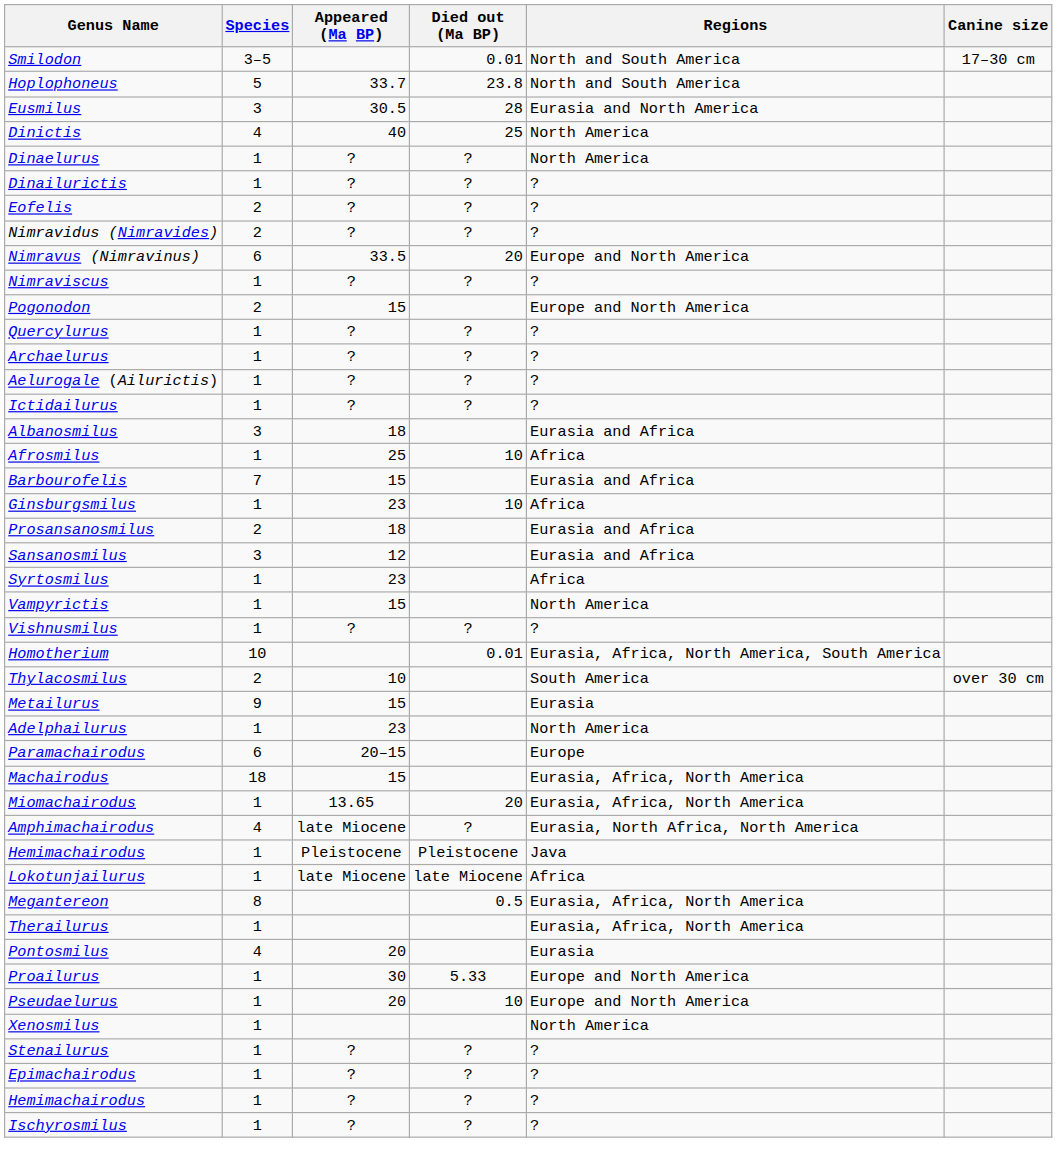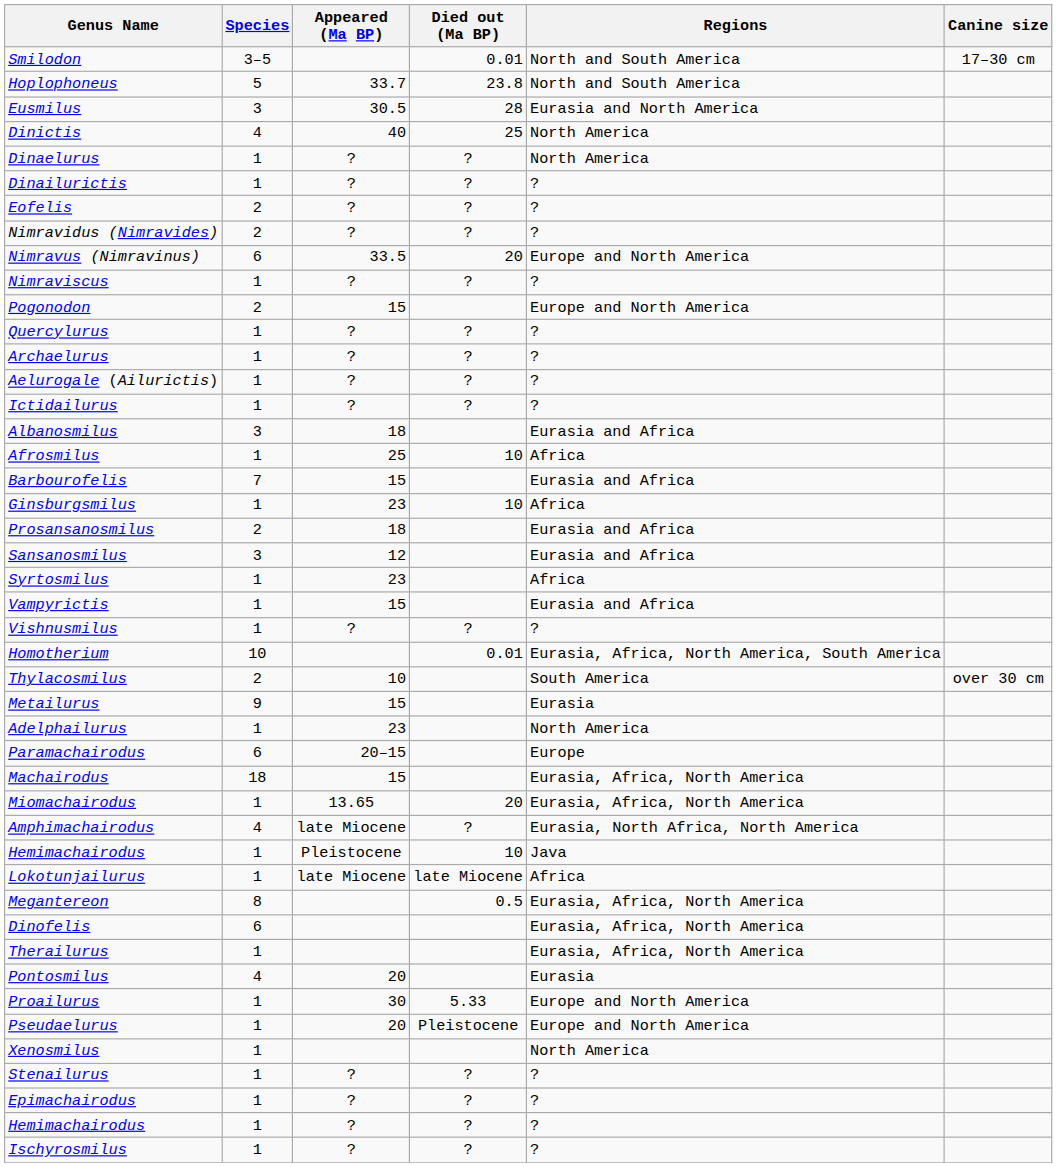(589, 605) North America -> (612, 605) Eurasia and Africa
(468, 853) Pleistocene -> (514, 853) 10
+ row: (49, 927)
(514, 1001) 10 -> (468, 1026) Pleistocene
